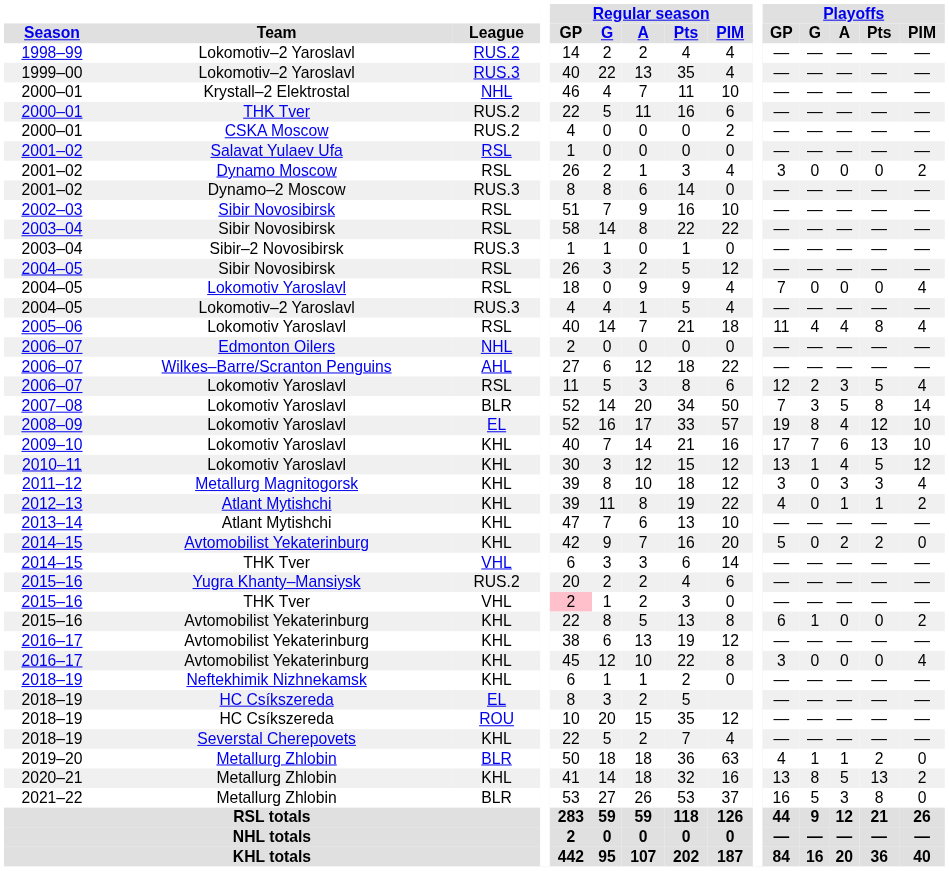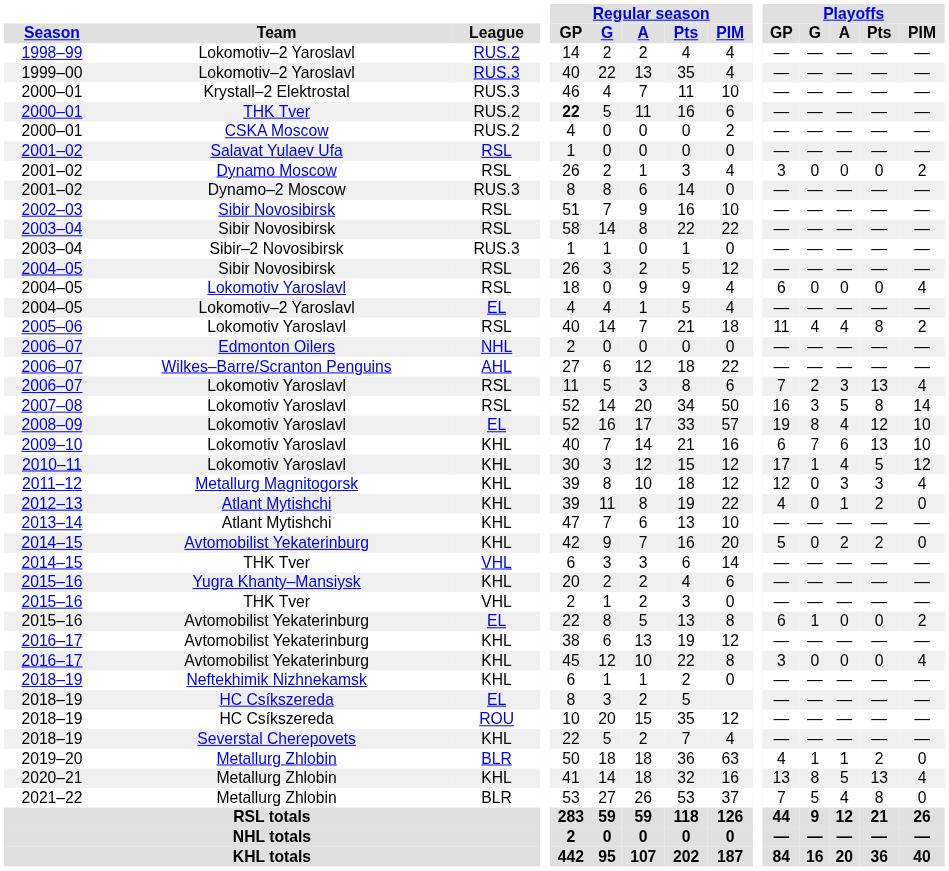(497, 92) NHL -> (497, 92) RUS.3
(571, 111) normal -> (571, 111) bold
(781, 288) 7 -> (781, 288) 6
(497, 307) RUS.3 -> (497, 307) EL
(922, 327) 4 -> (922, 327) 2
(781, 386) 12 -> (781, 386) 7
(879, 386) 5 -> (879, 386) 13
(497, 405) BLR -> (497, 405) RSL
(781, 405) 7 -> (781, 405) 16
(781, 445) 17 -> (781, 445) 6
(781, 464) 13 -> (781, 464) 17
(781, 484) 3 -> (781, 484) 12
(879, 503) 1 -> (879, 503) 2
(922, 503) 2 -> (922, 503) 0
(497, 582) RUS.2 -> (497, 582) KHL
(571, 601) pink background -> (571, 601) no background
(497, 621) KHL -> (497, 621) EL
(922, 778) 2 -> (922, 778) 4
(781, 797) 16 -> (781, 797) 7
(844, 797) 3 -> (844, 797) 4
